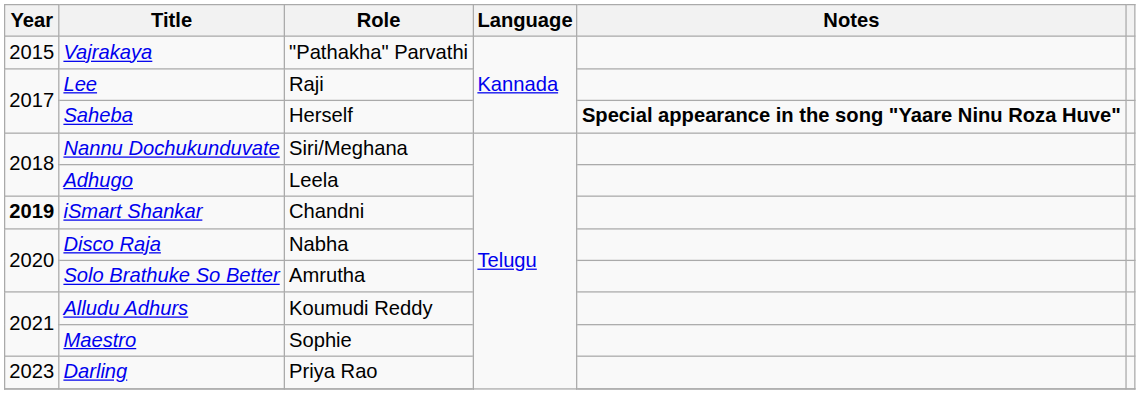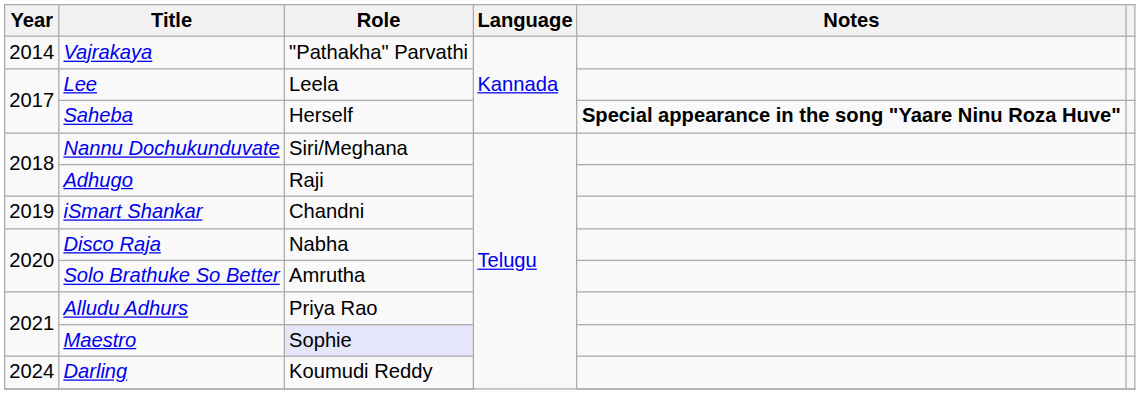(32, 52) 2015 -> (32, 52) 2014
(306, 84) Raji -> (314, 84) Leela
(314, 180) Leela -> (306, 180) Raji
(32, 212) bold -> (32, 212) normal
(361, 308) Koumudi Reddy -> (333, 308) Priya Rao
(320, 340) no background -> (320, 340) lavender background
(32, 372) 2023 -> (32, 372) 2024
(333, 372) Priya Rao -> (361, 372) Koumudi Reddy
